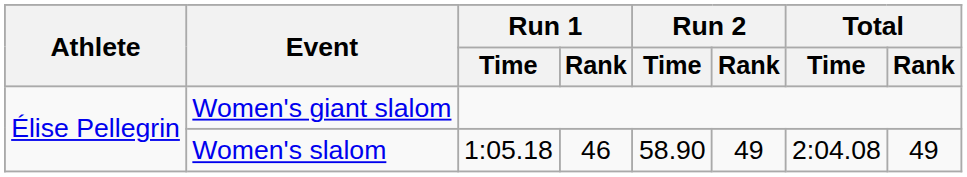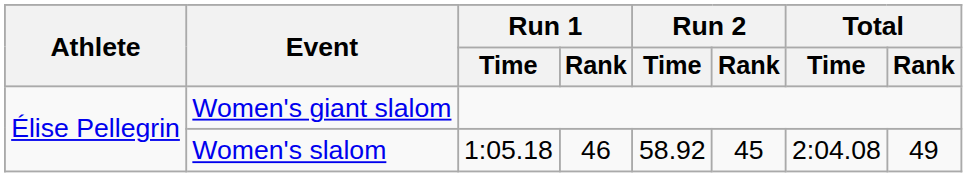(672, 150) 58.90 -> (672, 150) 58.92
(749, 150) 49 -> (749, 150) 45
